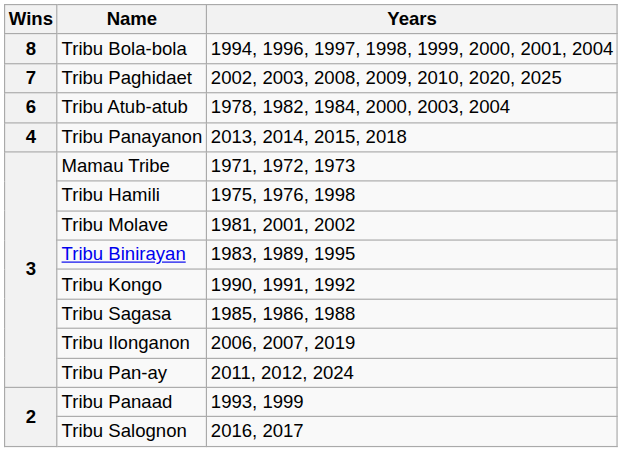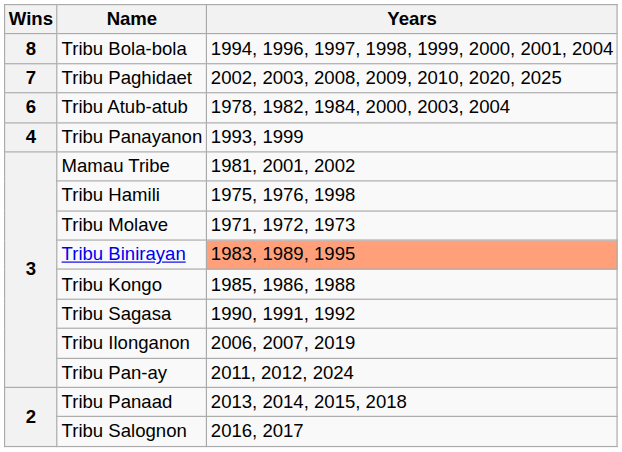(309, 136) 2013, 2014, 2015, 2018 -> (257, 136) 1993, 1999
(283, 166) 1971, 1972, 1973 -> (283, 166) 1981, 2001, 2002
(283, 225) 1981, 2001, 2002 -> (283, 225) 1971, 1972, 1973
(283, 254) no background -> (283, 254) lightsalmon background
(283, 284) 1990, 1991, 1992 -> (283, 284) 1985, 1986, 1988
(283, 313) 1985, 1986, 1988 -> (283, 313) 1990, 1991, 1992
(257, 401) 1993, 1999 -> (309, 401) 2013, 2014, 2015, 2018
